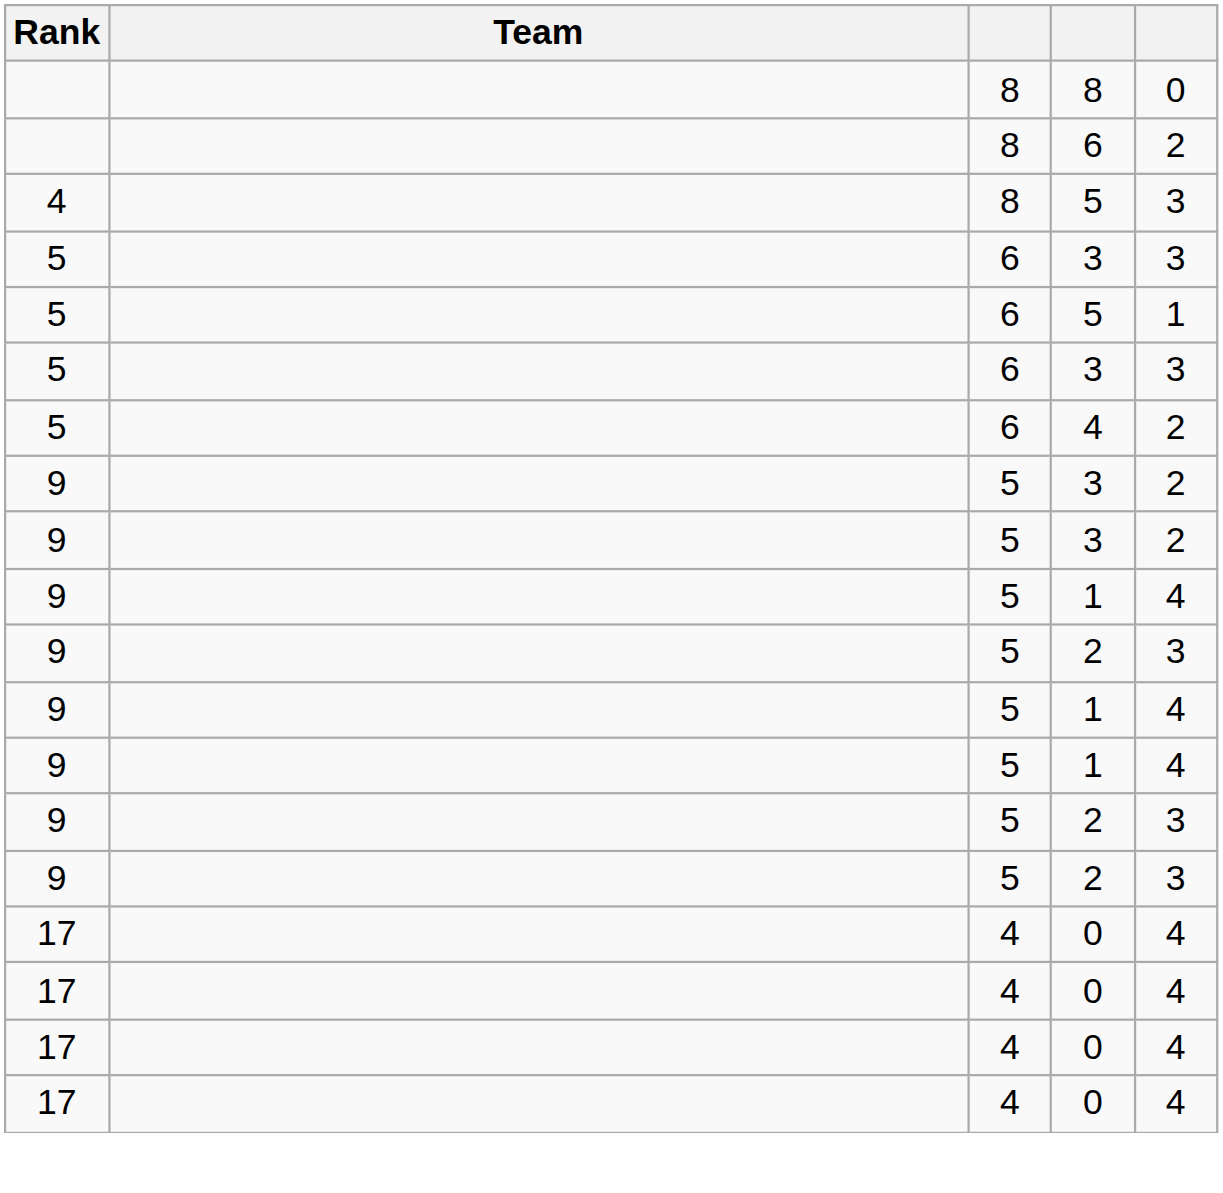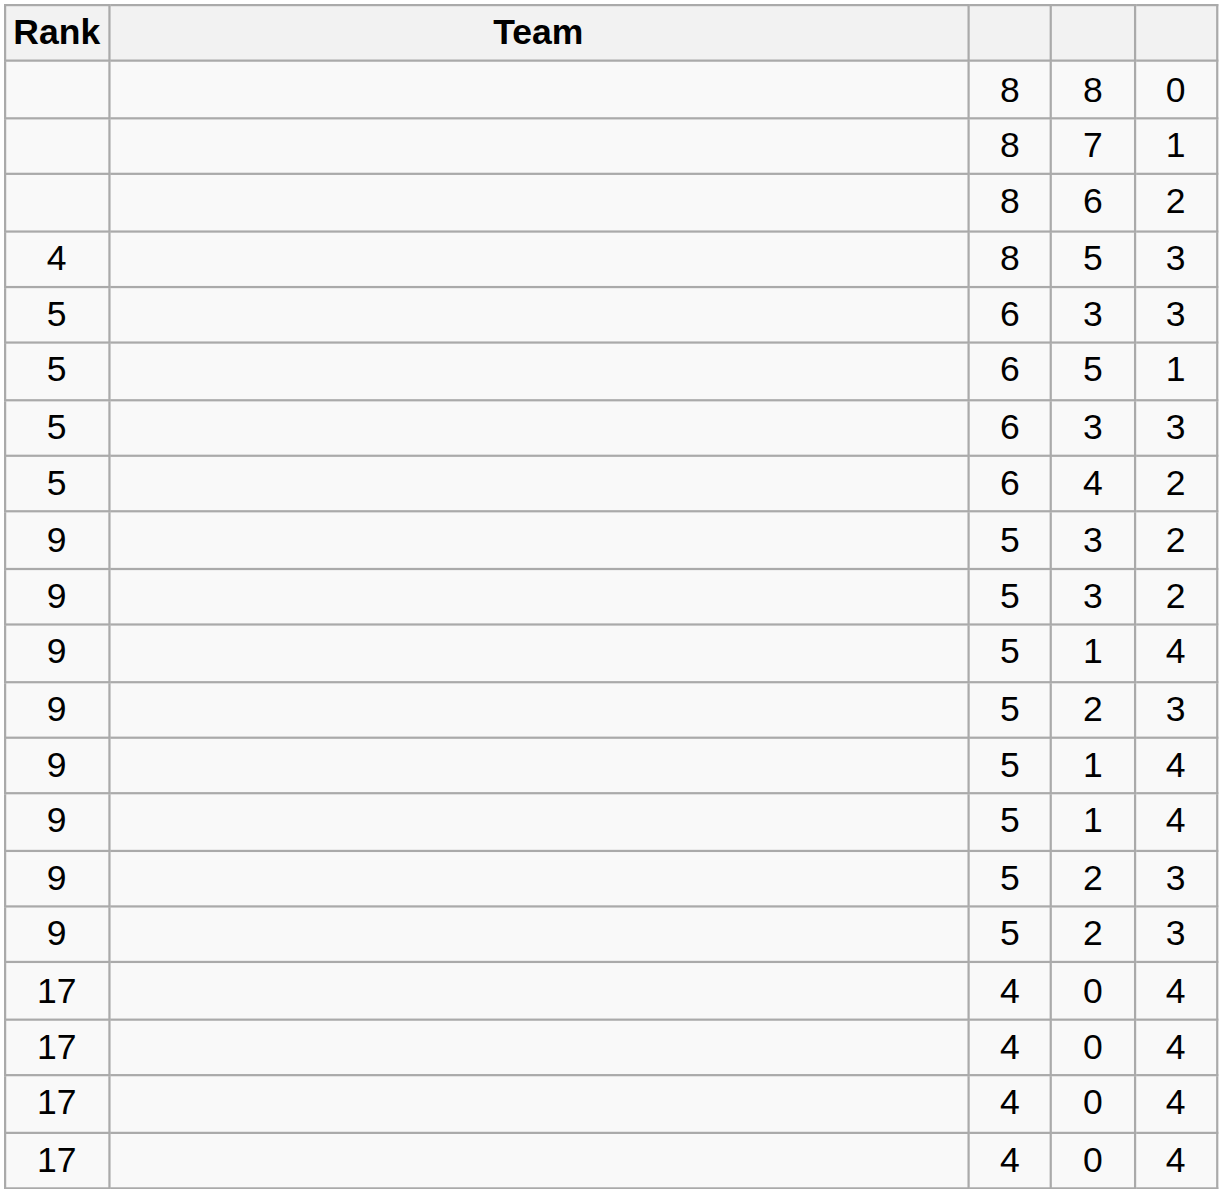+ row: (57, 146)
